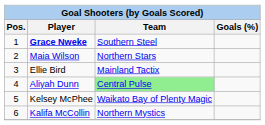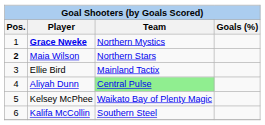(127, 41) Southern Steel -> (131, 41) Northern Mystics
(16, 56) normal -> (16, 56) bold
(131, 113) Northern Mystics -> (127, 113) Southern Steel
